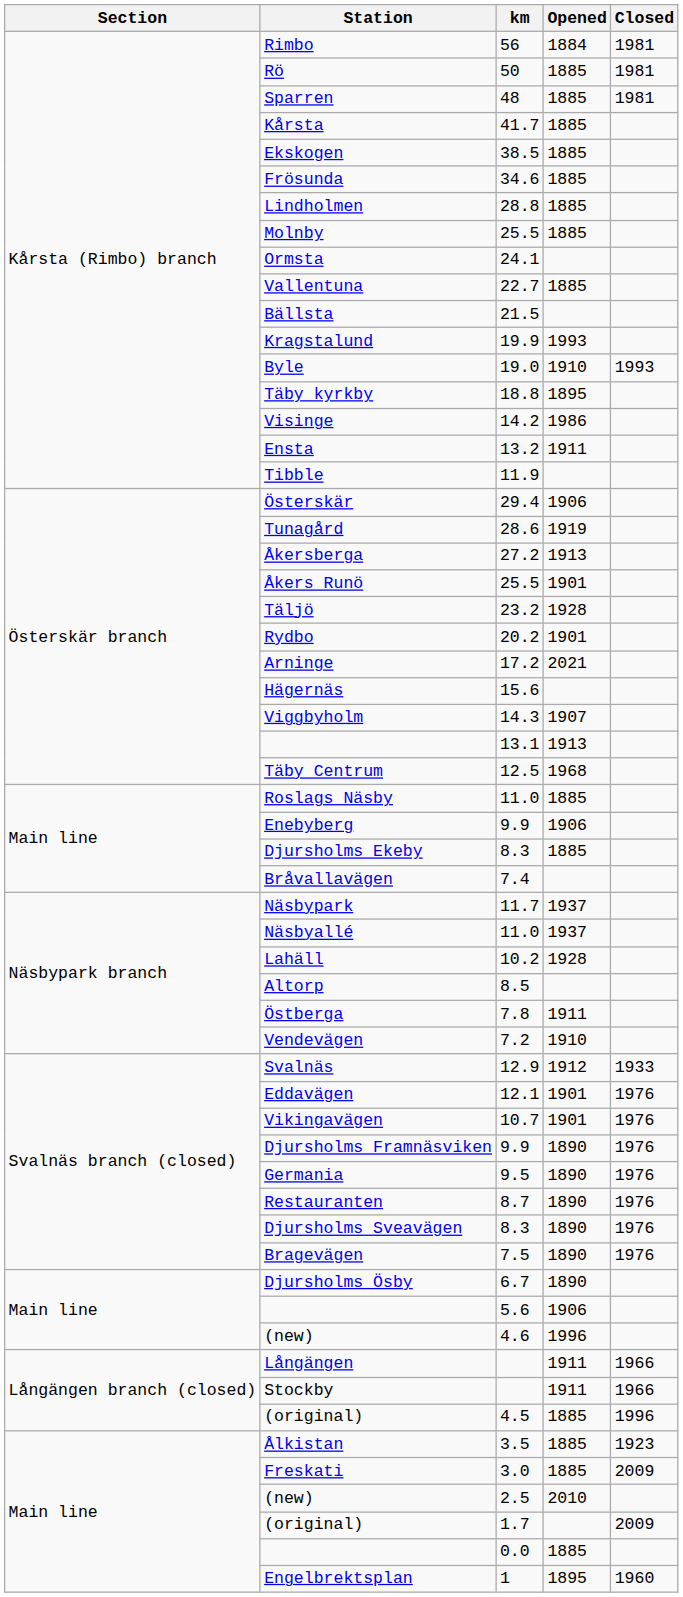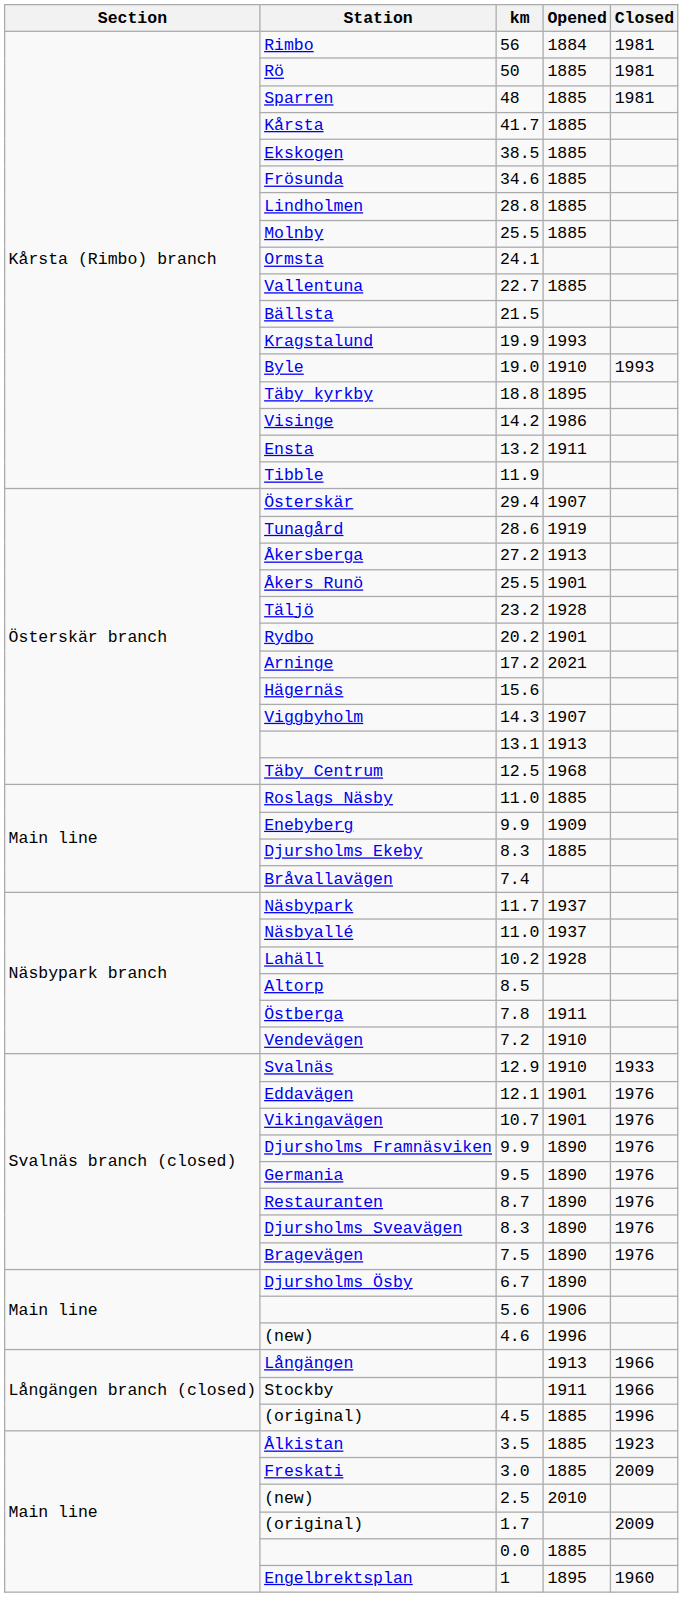(567, 502) 1906 -> (567, 502) 1907
(567, 825) 1906 -> (567, 825) 1909
(567, 1068) 1912 -> (567, 1068) 1910
(567, 1363) 1911 -> (567, 1363) 1913
